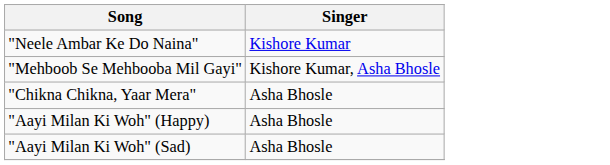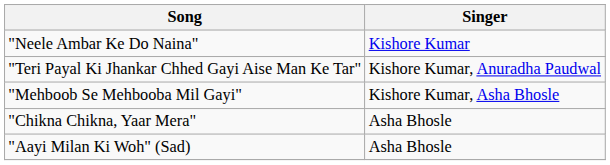+ row: (185, 69)
- row: (109, 120)
